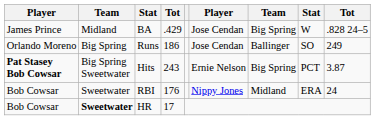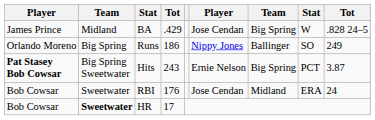(217, 45) Jose Cendan -> (217, 45) Nippy Jones
(217, 90) Nippy Jones -> (217, 90) Jose Cendan
